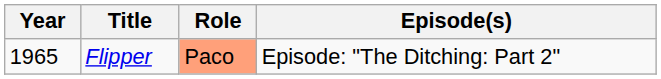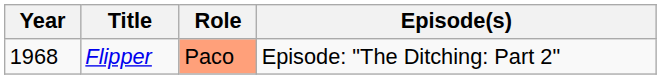(34, 56) 1965 -> (34, 56) 1968
